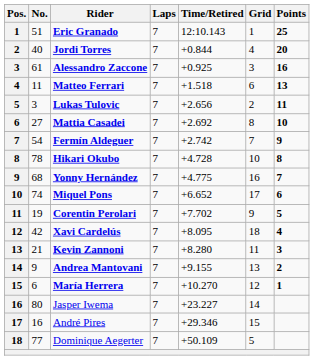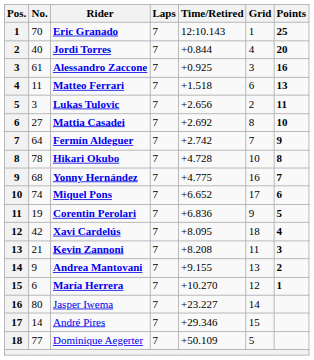(37, 31) 51 -> (37, 31) 70
(37, 140) 54 -> (37, 140) 64
(196, 213) +7.702 -> (196, 213) +6.836
(196, 249) +8.280 -> (196, 249) +8.208
(37, 322) 16 -> (37, 322) 14
